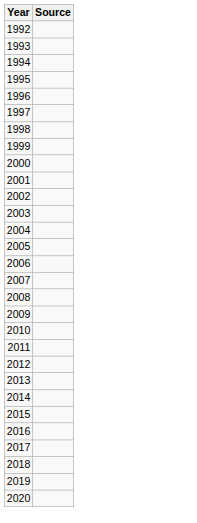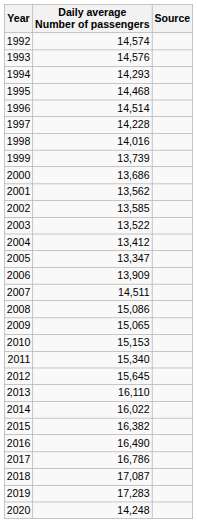+ column: (92, 18)
